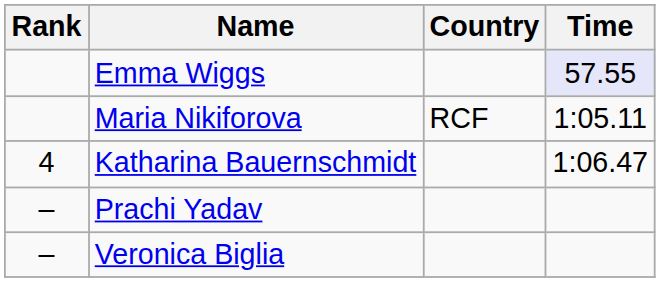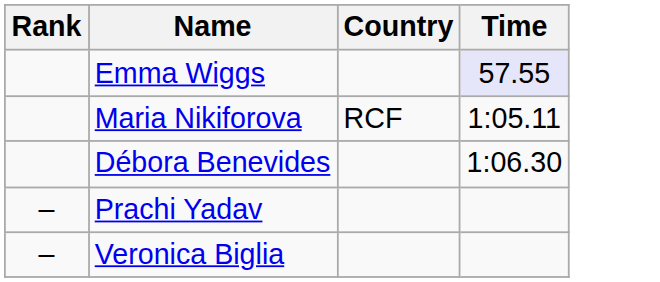+ row: (213, 163)
- row: (256, 163)
